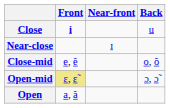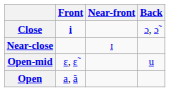(151, 29) u -> (151, 29) ɔ, ɔ̃
- row: (30, 62)
(71, 78) khaki background -> (71, 62) no background
(151, 78) ɔ, ɔ̃ -> (151, 62) u
